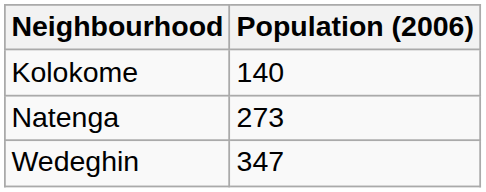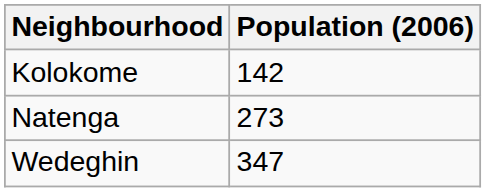(260, 72) 140 -> (260, 72) 142
